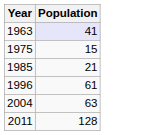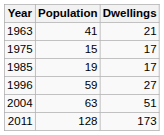+ column: (130, 13)
(91, 31) lavender background -> (91, 31) no background
(91, 67) 21 -> (91, 67) 19
(91, 85) 61 -> (91, 85) 59
